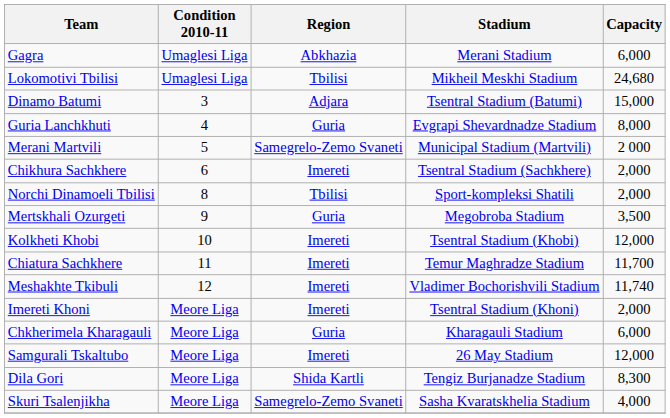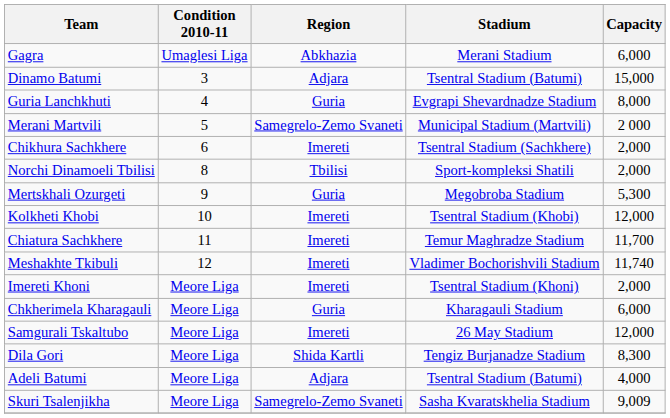- row: (63, 78)
(634, 217) 3,500 -> (634, 194) 5,300
+ row: (47, 378)
(634, 401) 4,000 -> (634, 401) 9,009
